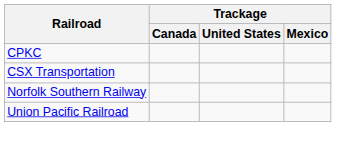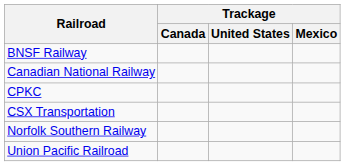+ row: (47, 53)
+ row: (81, 72)
